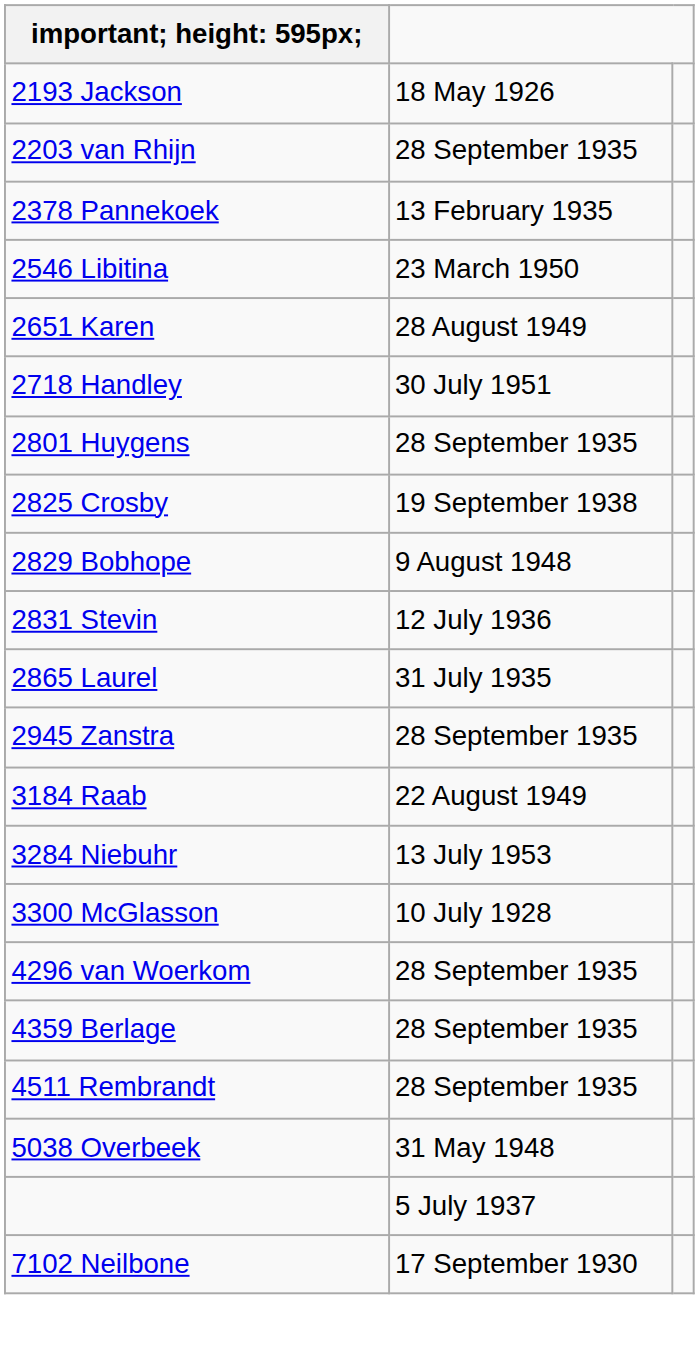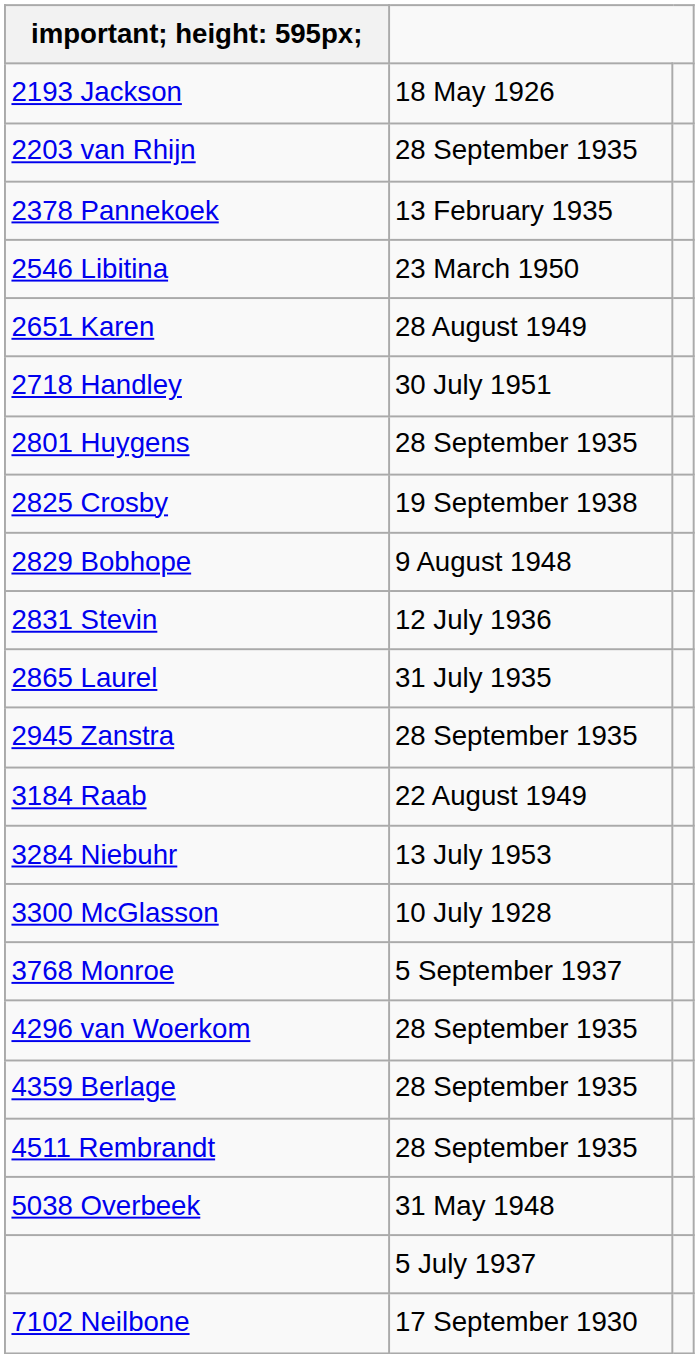+ row: (93, 970)
